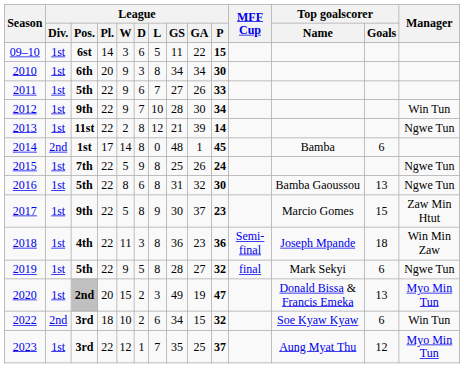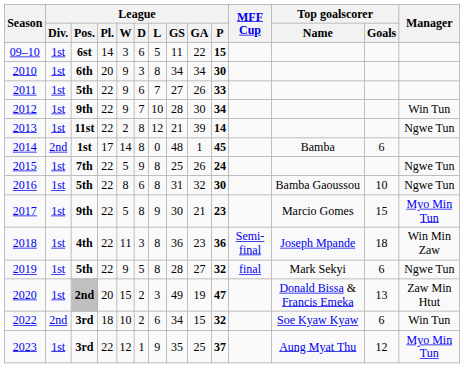(382, 185) 13 -> (382, 185) 10
(199, 211) 37 -> (199, 211) 21
(429, 211) Zaw Min Htut -> (429, 211) Myo Min Tun
(429, 295) Myo Min Tun -> (429, 295) Zaw Min Htut
(157, 346) 7 -> (157, 346) 9
